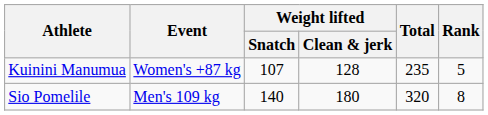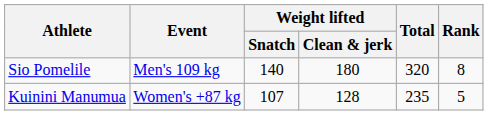rows swapped: (49, 97) <-> (67, 70)
